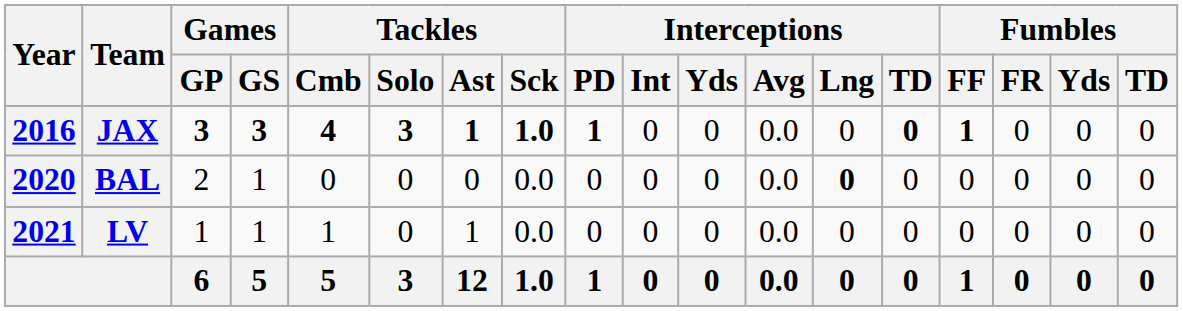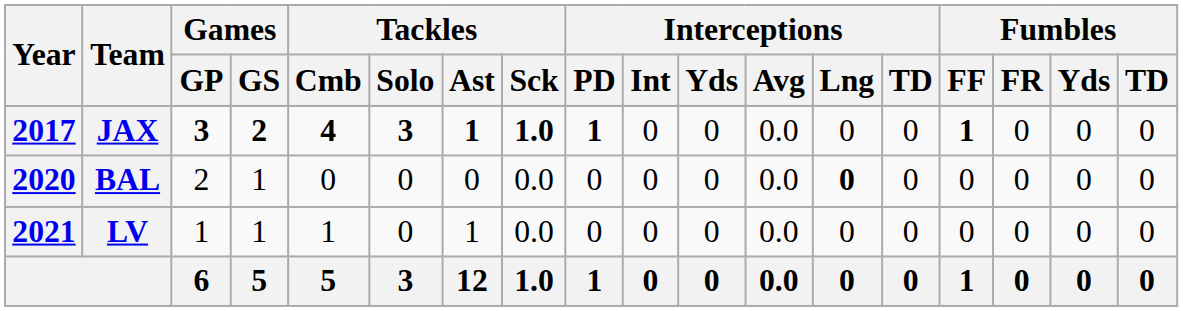(44, 130) 2016 -> (44, 130) 2017
(259, 130) 3 -> (259, 130) 2
(911, 130) bold -> (911, 130) normal
